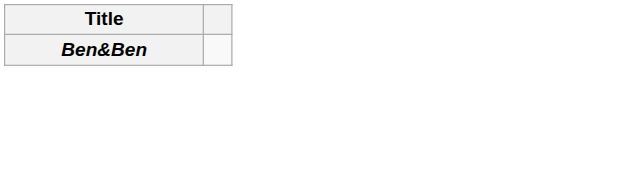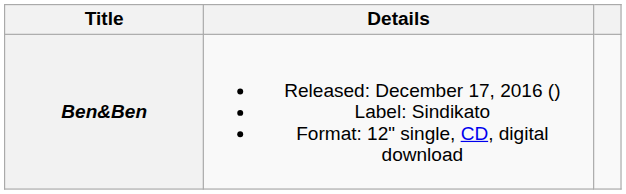+ column: (399, 19)
